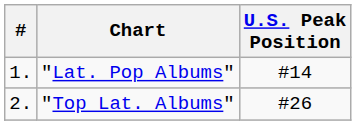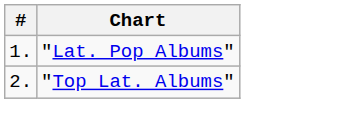- column: (295, 31)
